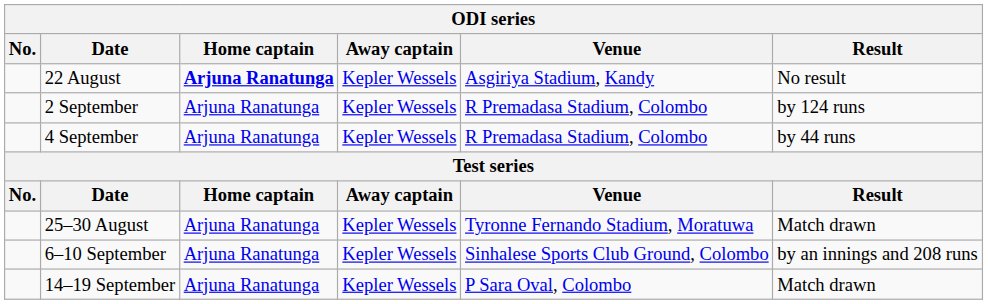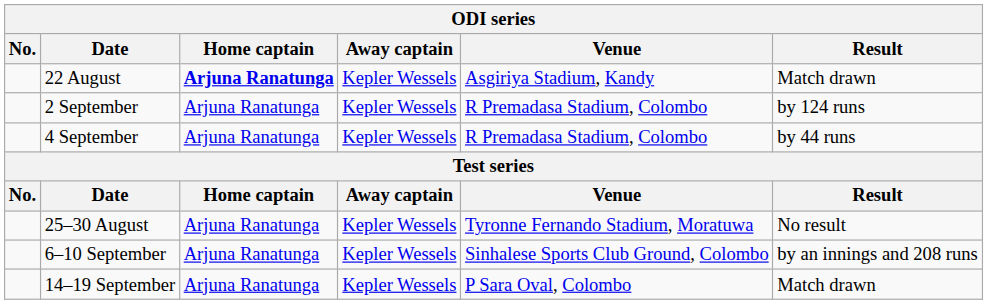(812, 78) No result -> (826, 78) Match drawn
(826, 225) Match drawn -> (812, 225) No result
